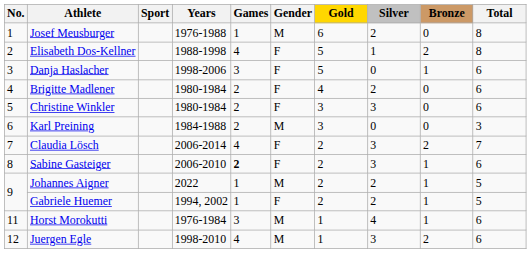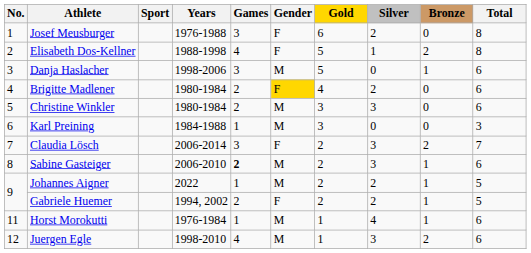(236, 32) 1 -> (236, 32) 3
(279, 32) M -> (277, 32) F
(277, 70) F -> (279, 70) M
(277, 88) no background -> (277, 88) gold background
(277, 107) F -> (279, 107) M
(236, 126) 2 -> (236, 126) 1
(236, 145) 4 -> (236, 145) 3
(277, 164) F -> (279, 164) M
(236, 201) 1 -> (236, 201) 2
(236, 220) 3 -> (236, 220) 1
